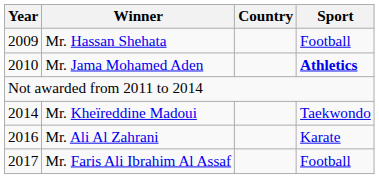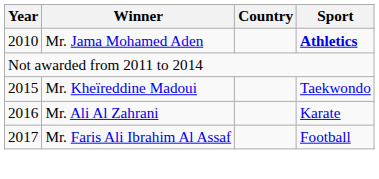- row: (106, 40)
(23, 112) 2014 -> (23, 88) 2015
